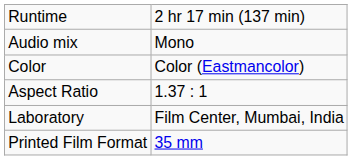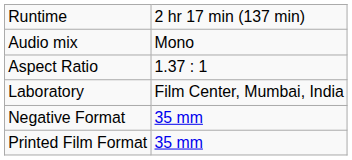- row: (27, 67)
+ row: (67, 117)
